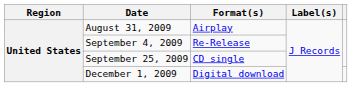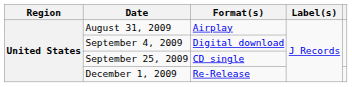(221, 43) Re-Release -> (238, 43) Digital download
(238, 74) Digital download -> (221, 74) Re-Release
